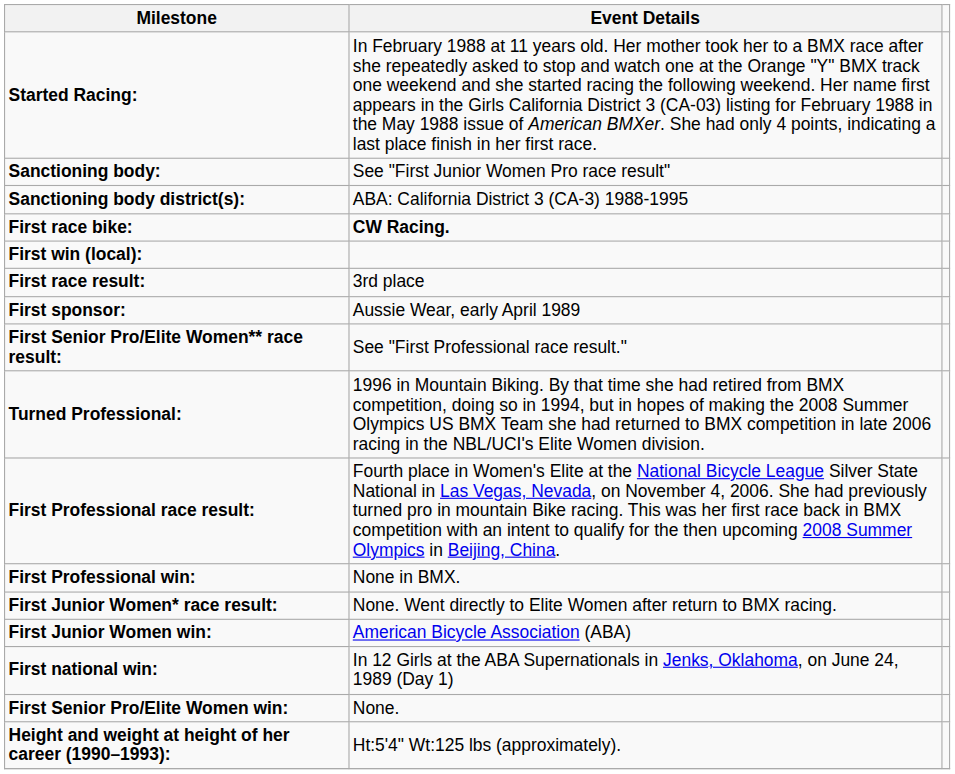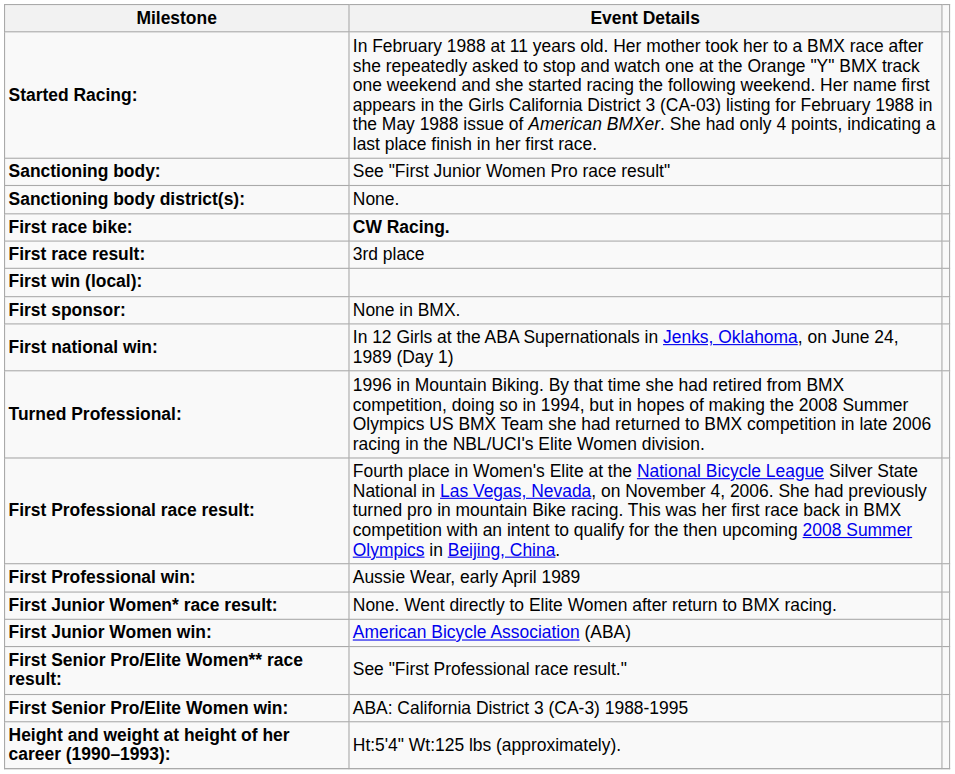(520, 199) ABA: California District 3 (CA-3) 1988-1995 -> (376, 199) None.
rows swapped: (77, 282) <-> (75, 254)
(467, 310) Aussie Wear, early April 1989 -> (407, 310) None in BMX.
rows swapped: (83, 670) <-> (156, 347)
(407, 577) None in BMX. -> (467, 577) Aussie Wear, early April 1989
(376, 707) None. -> (520, 707) ABA: California District 3 (CA-3) 1988-1995
